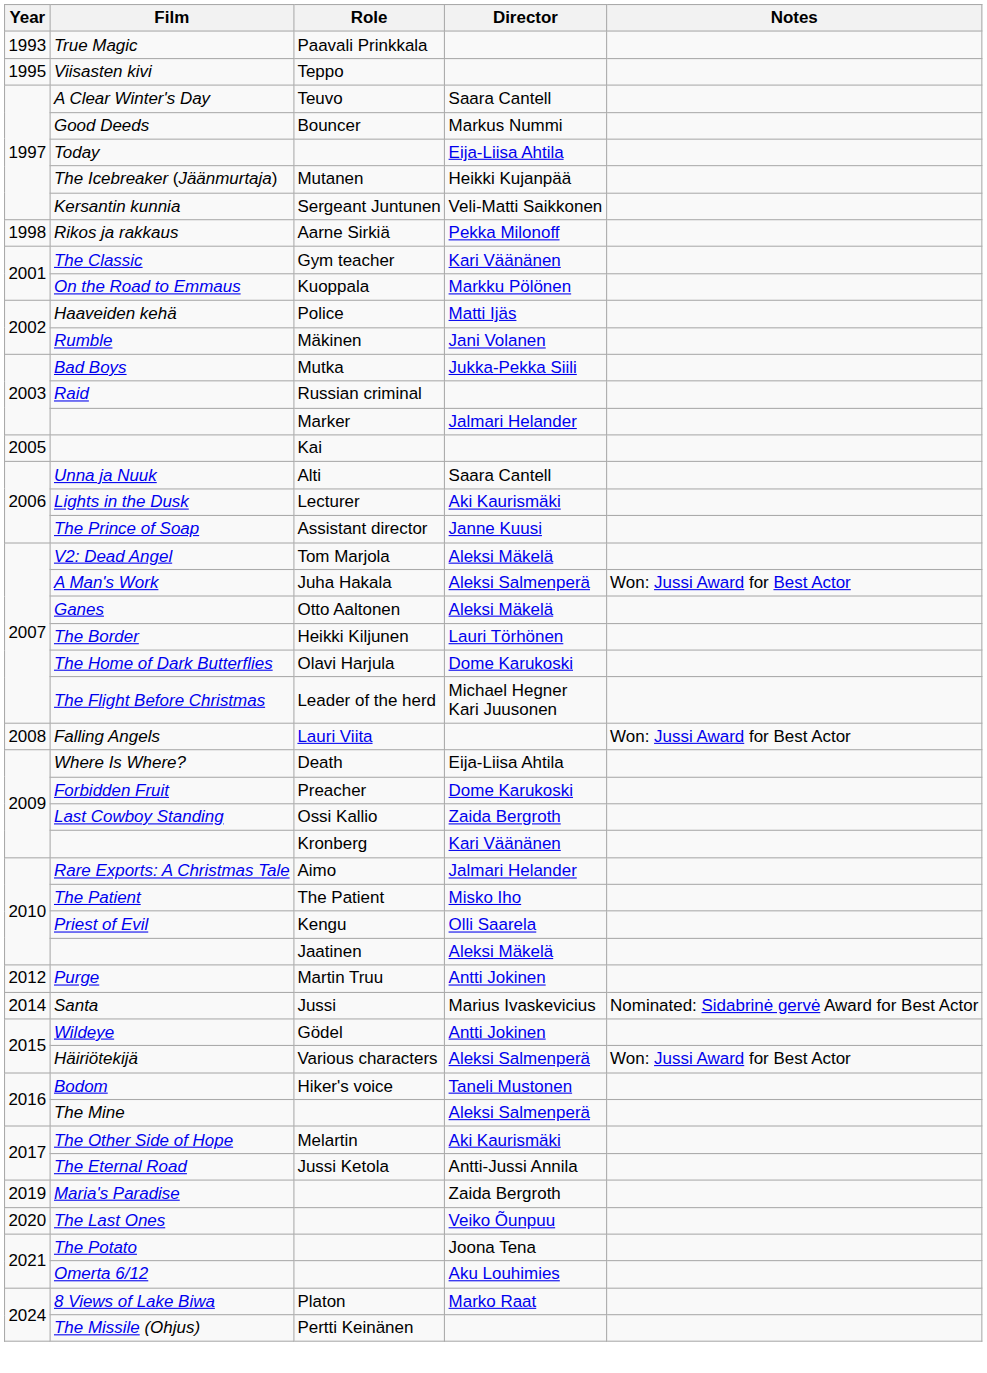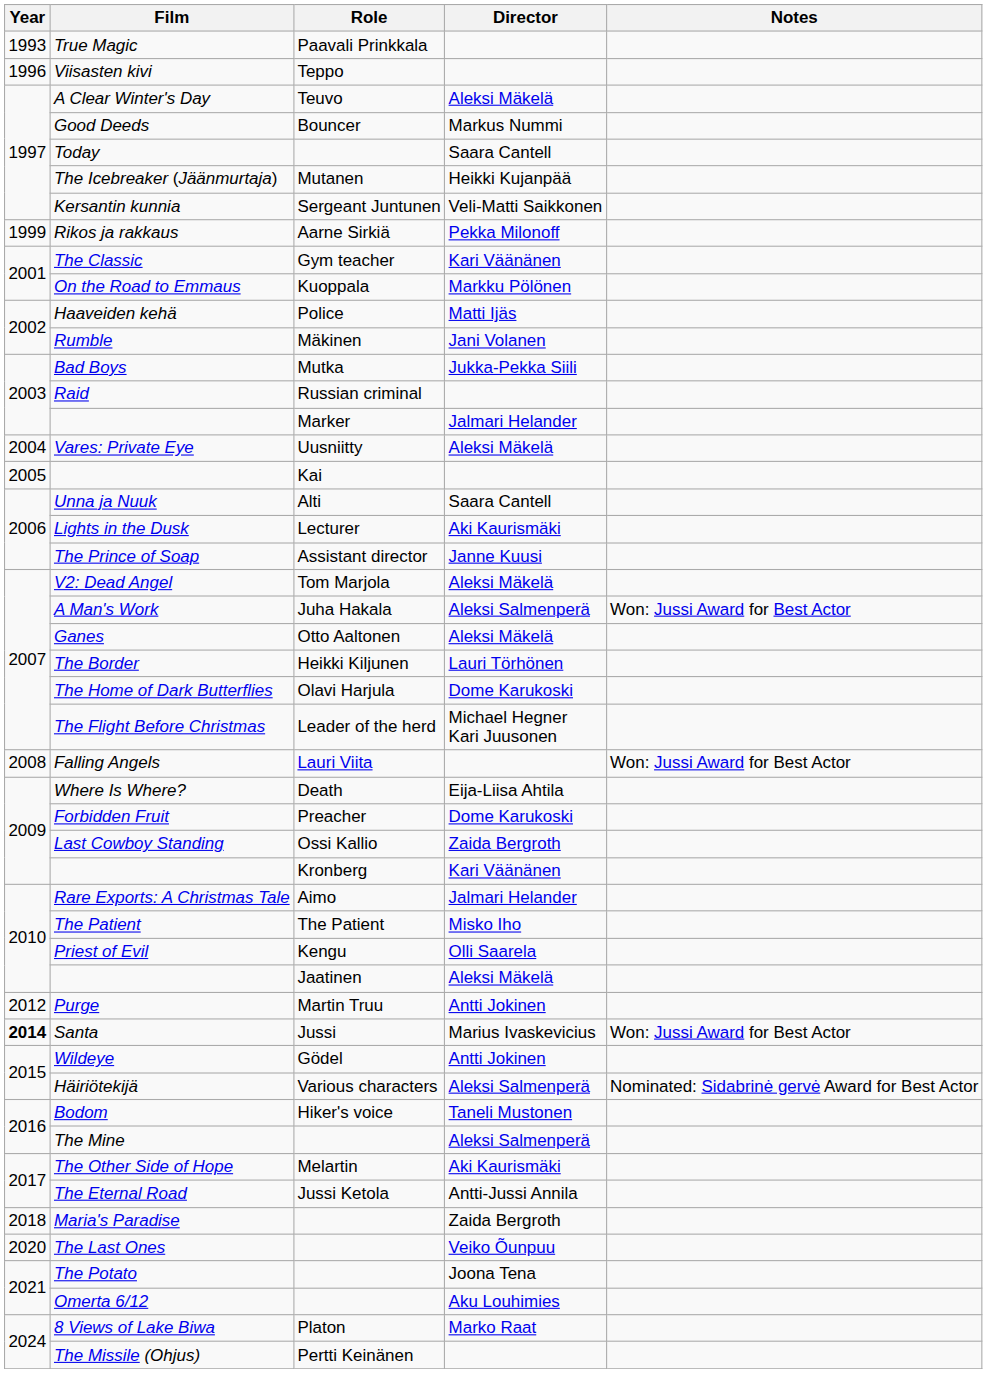(27, 71) 1995 -> (27, 71) 1996
(500, 98) Saara Cantell -> (501, 98) Aleksi Mäkelä
(506, 152) Eija-Liisa Ahtila -> (500, 152) Saara Cantell
(27, 233) 1998 -> (27, 233) 1999
+ row: (124, 448)
(27, 1005) normal -> (27, 1032) bold
(794, 1005) Nominated: Sidabrinė gervė Award for Best Actor -> (730, 1032) Won: Jussi Award for Best Actor
(730, 1059) Won: Jussi Award for Best Actor -> (794, 1086) Nominated: Sidabrinė gervė Award for Best Actor
(27, 1193) 2019 -> (27, 1220) 2018
